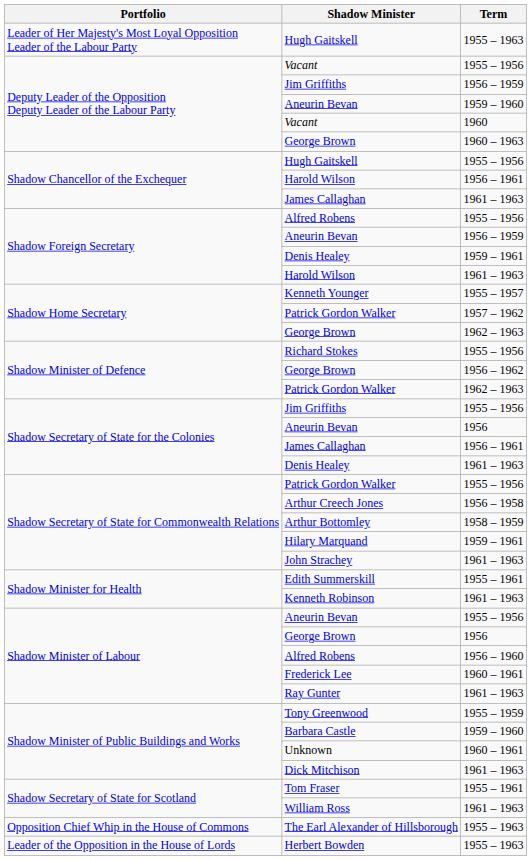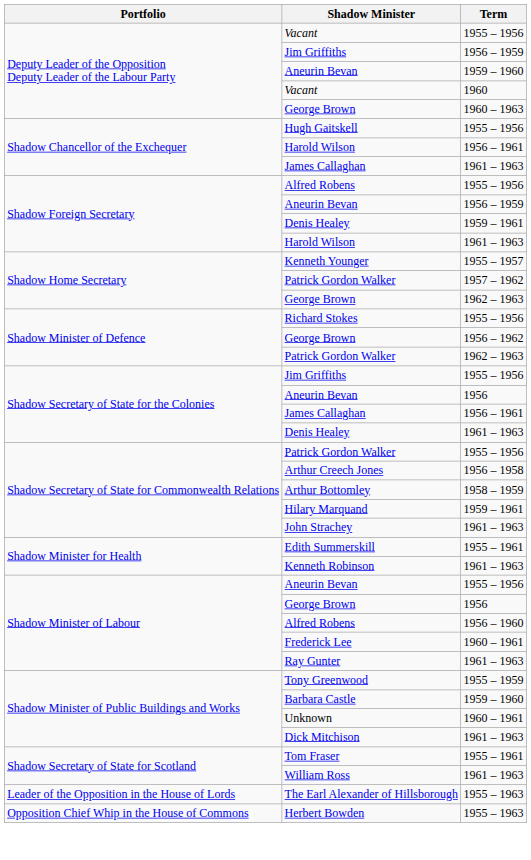- row: (321, 39)
(128, 826) Opposition Chief Whip in the House of Commons -> (121, 794) Leader of the Opposition in the House of Lords
(121, 845) Leader of the Opposition in the House of Lords -> (128, 813) Opposition Chief Whip in the House of Commons
